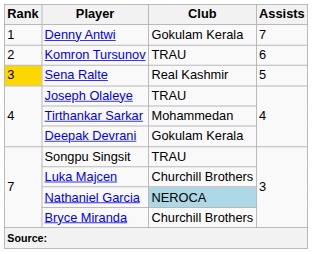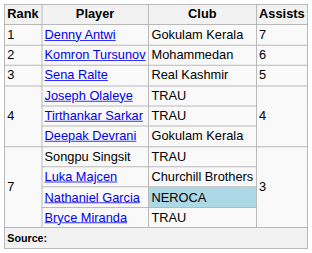(169, 55) TRAU -> (192, 55) Mohammedan
(11, 75) gold background -> (11, 75) no background
(192, 116) Mohammedan -> (169, 116) TRAU
(202, 217) Churchill Brothers -> (169, 217) TRAU
